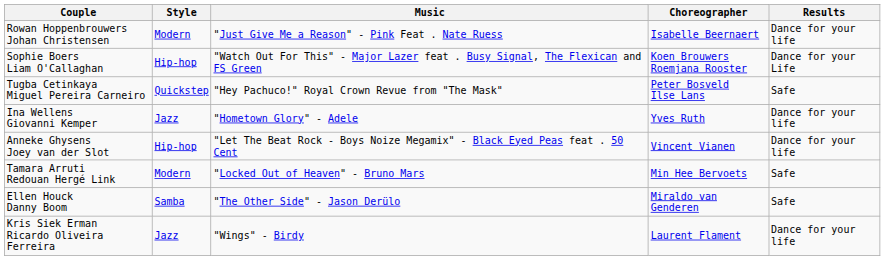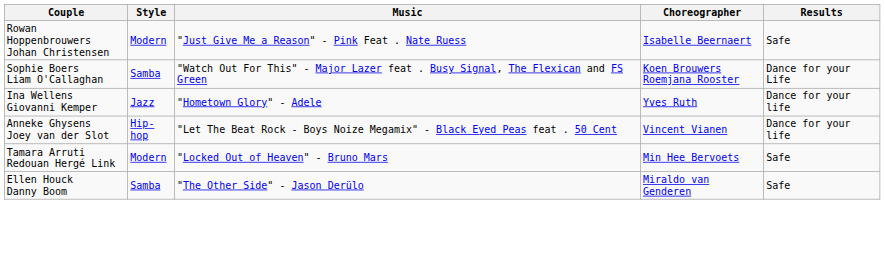(813, 35) Dance for your life -> (778, 40) Safe
(176, 62) Hip-hop -> (145, 74) Samba
- row: (76, 90)
- row: (55, 235)
